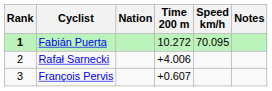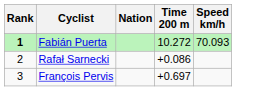- column: (249, 19)
(213, 42) 70.095 -> (213, 42) 70.093
(174, 59) +4.006 -> (174, 59) +0.086
(174, 77) +0.607 -> (174, 77) +0.697
